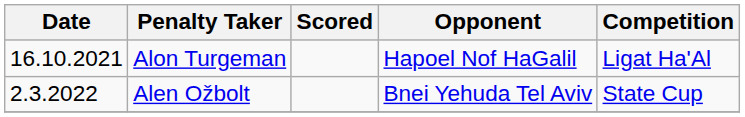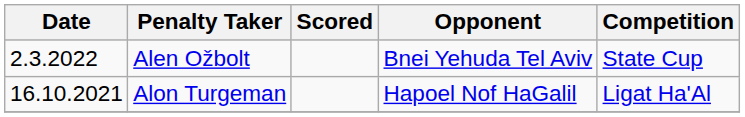rows swapped: (210, 58) <-> (192, 93)
